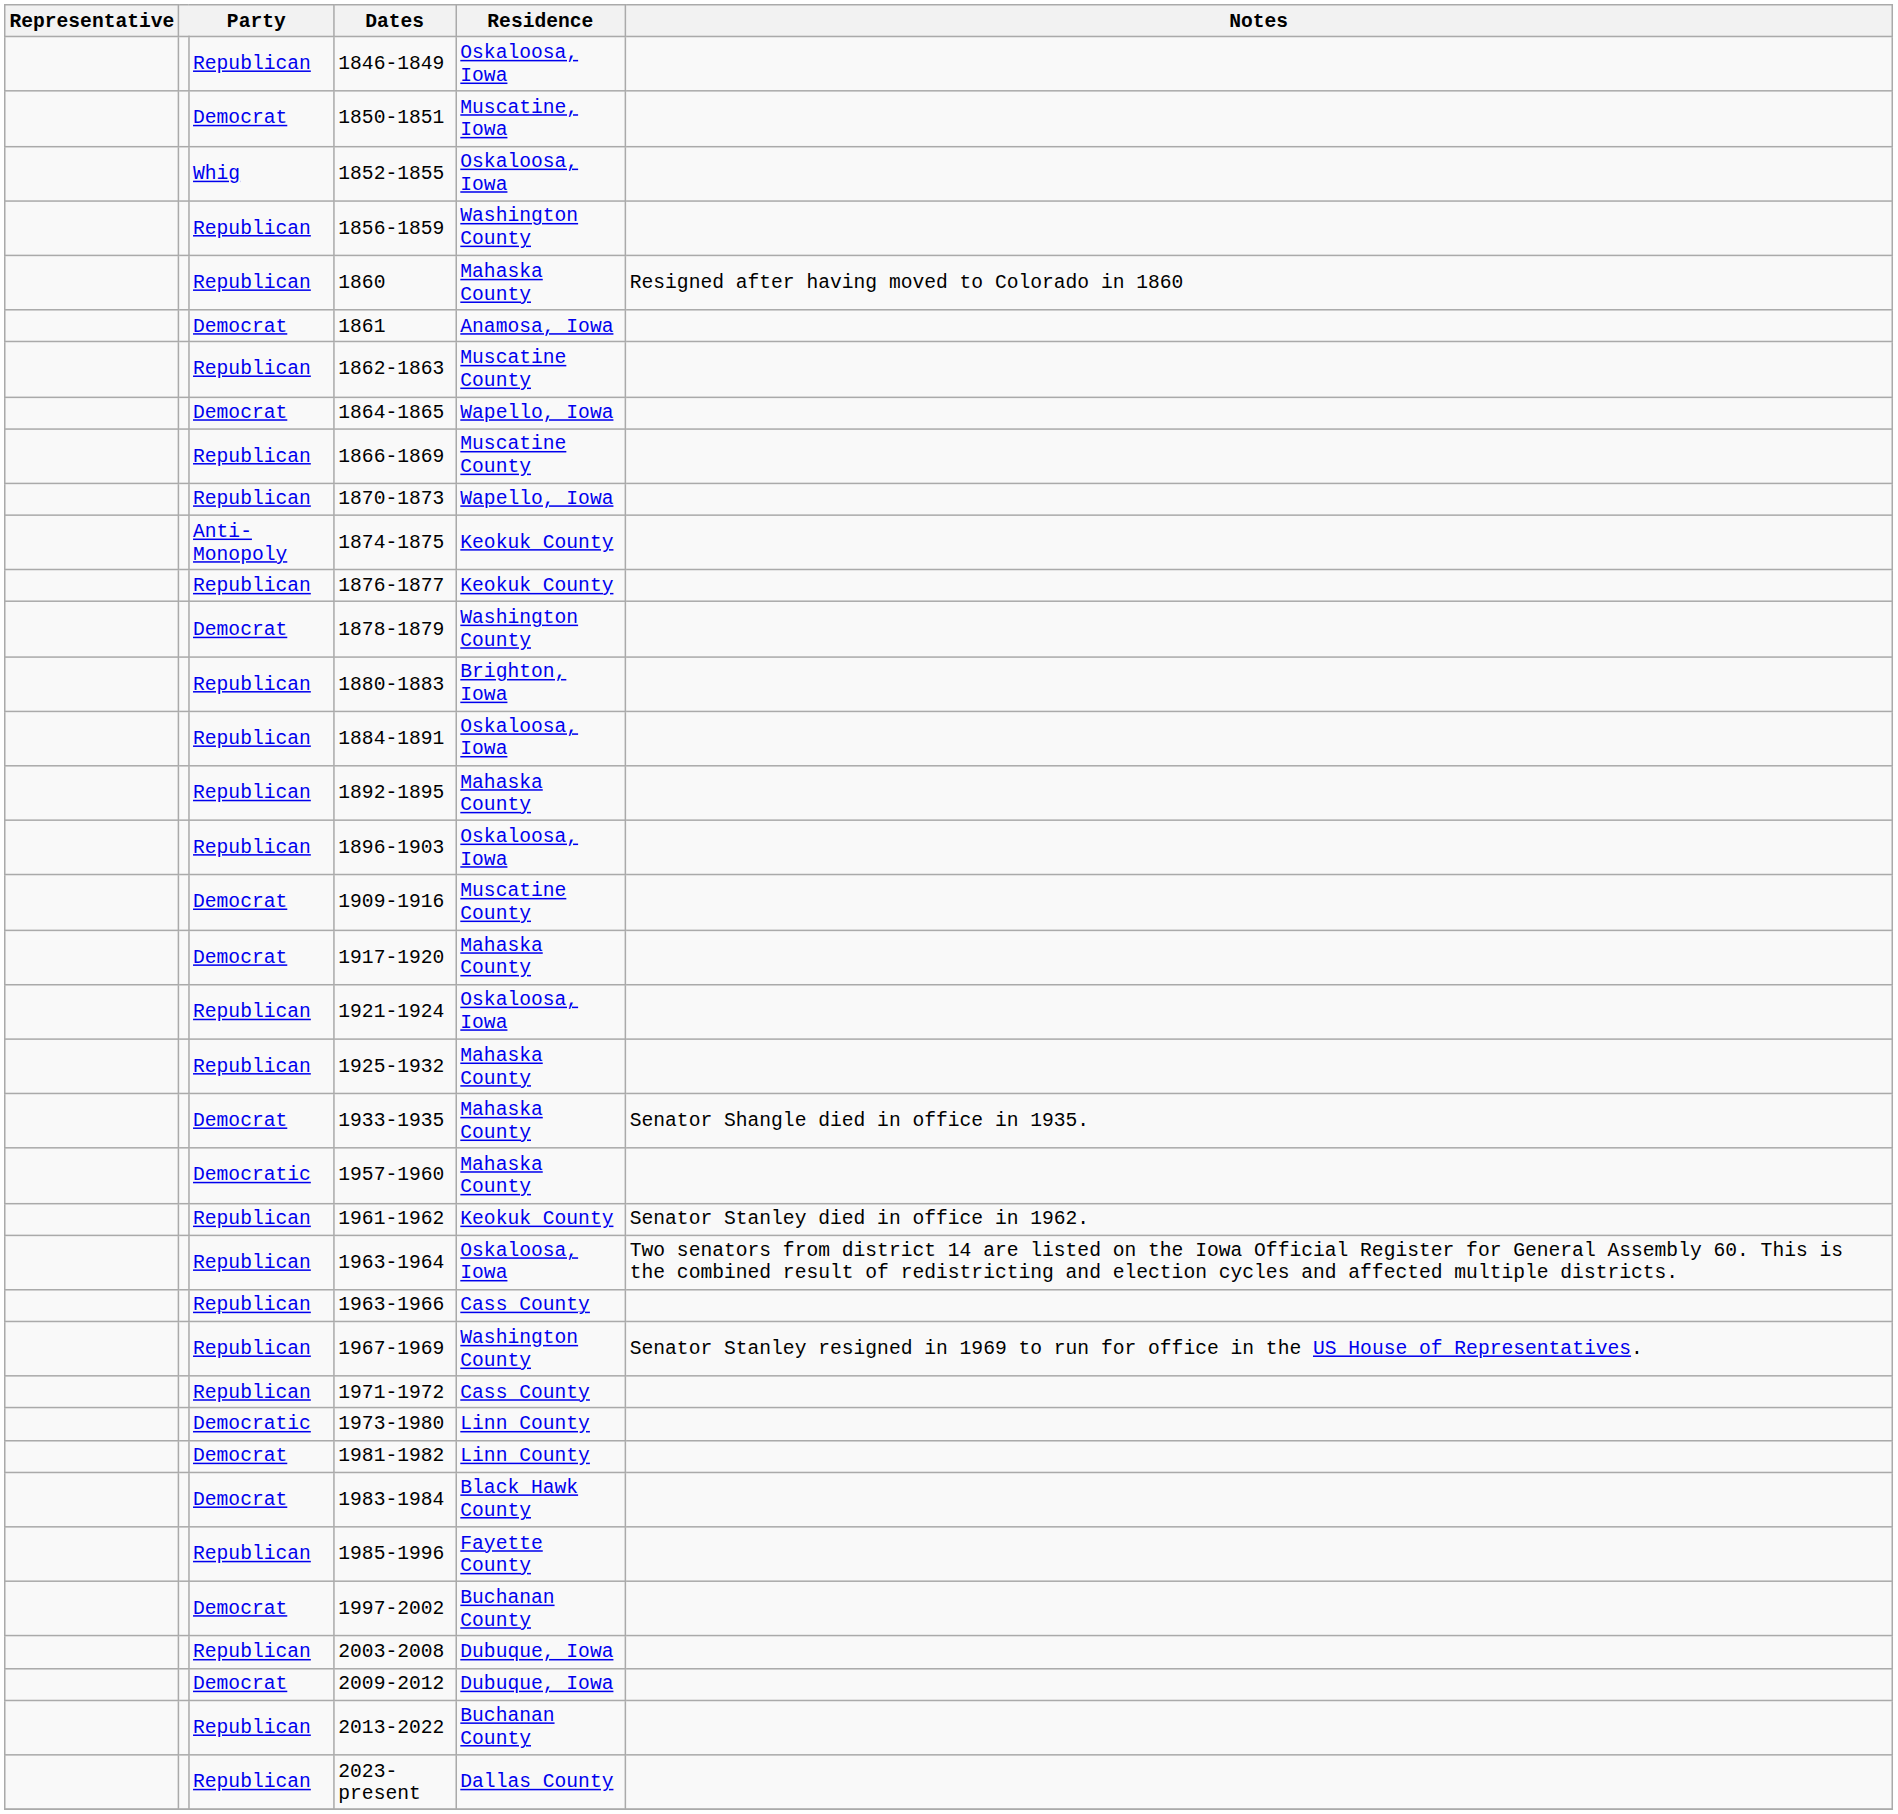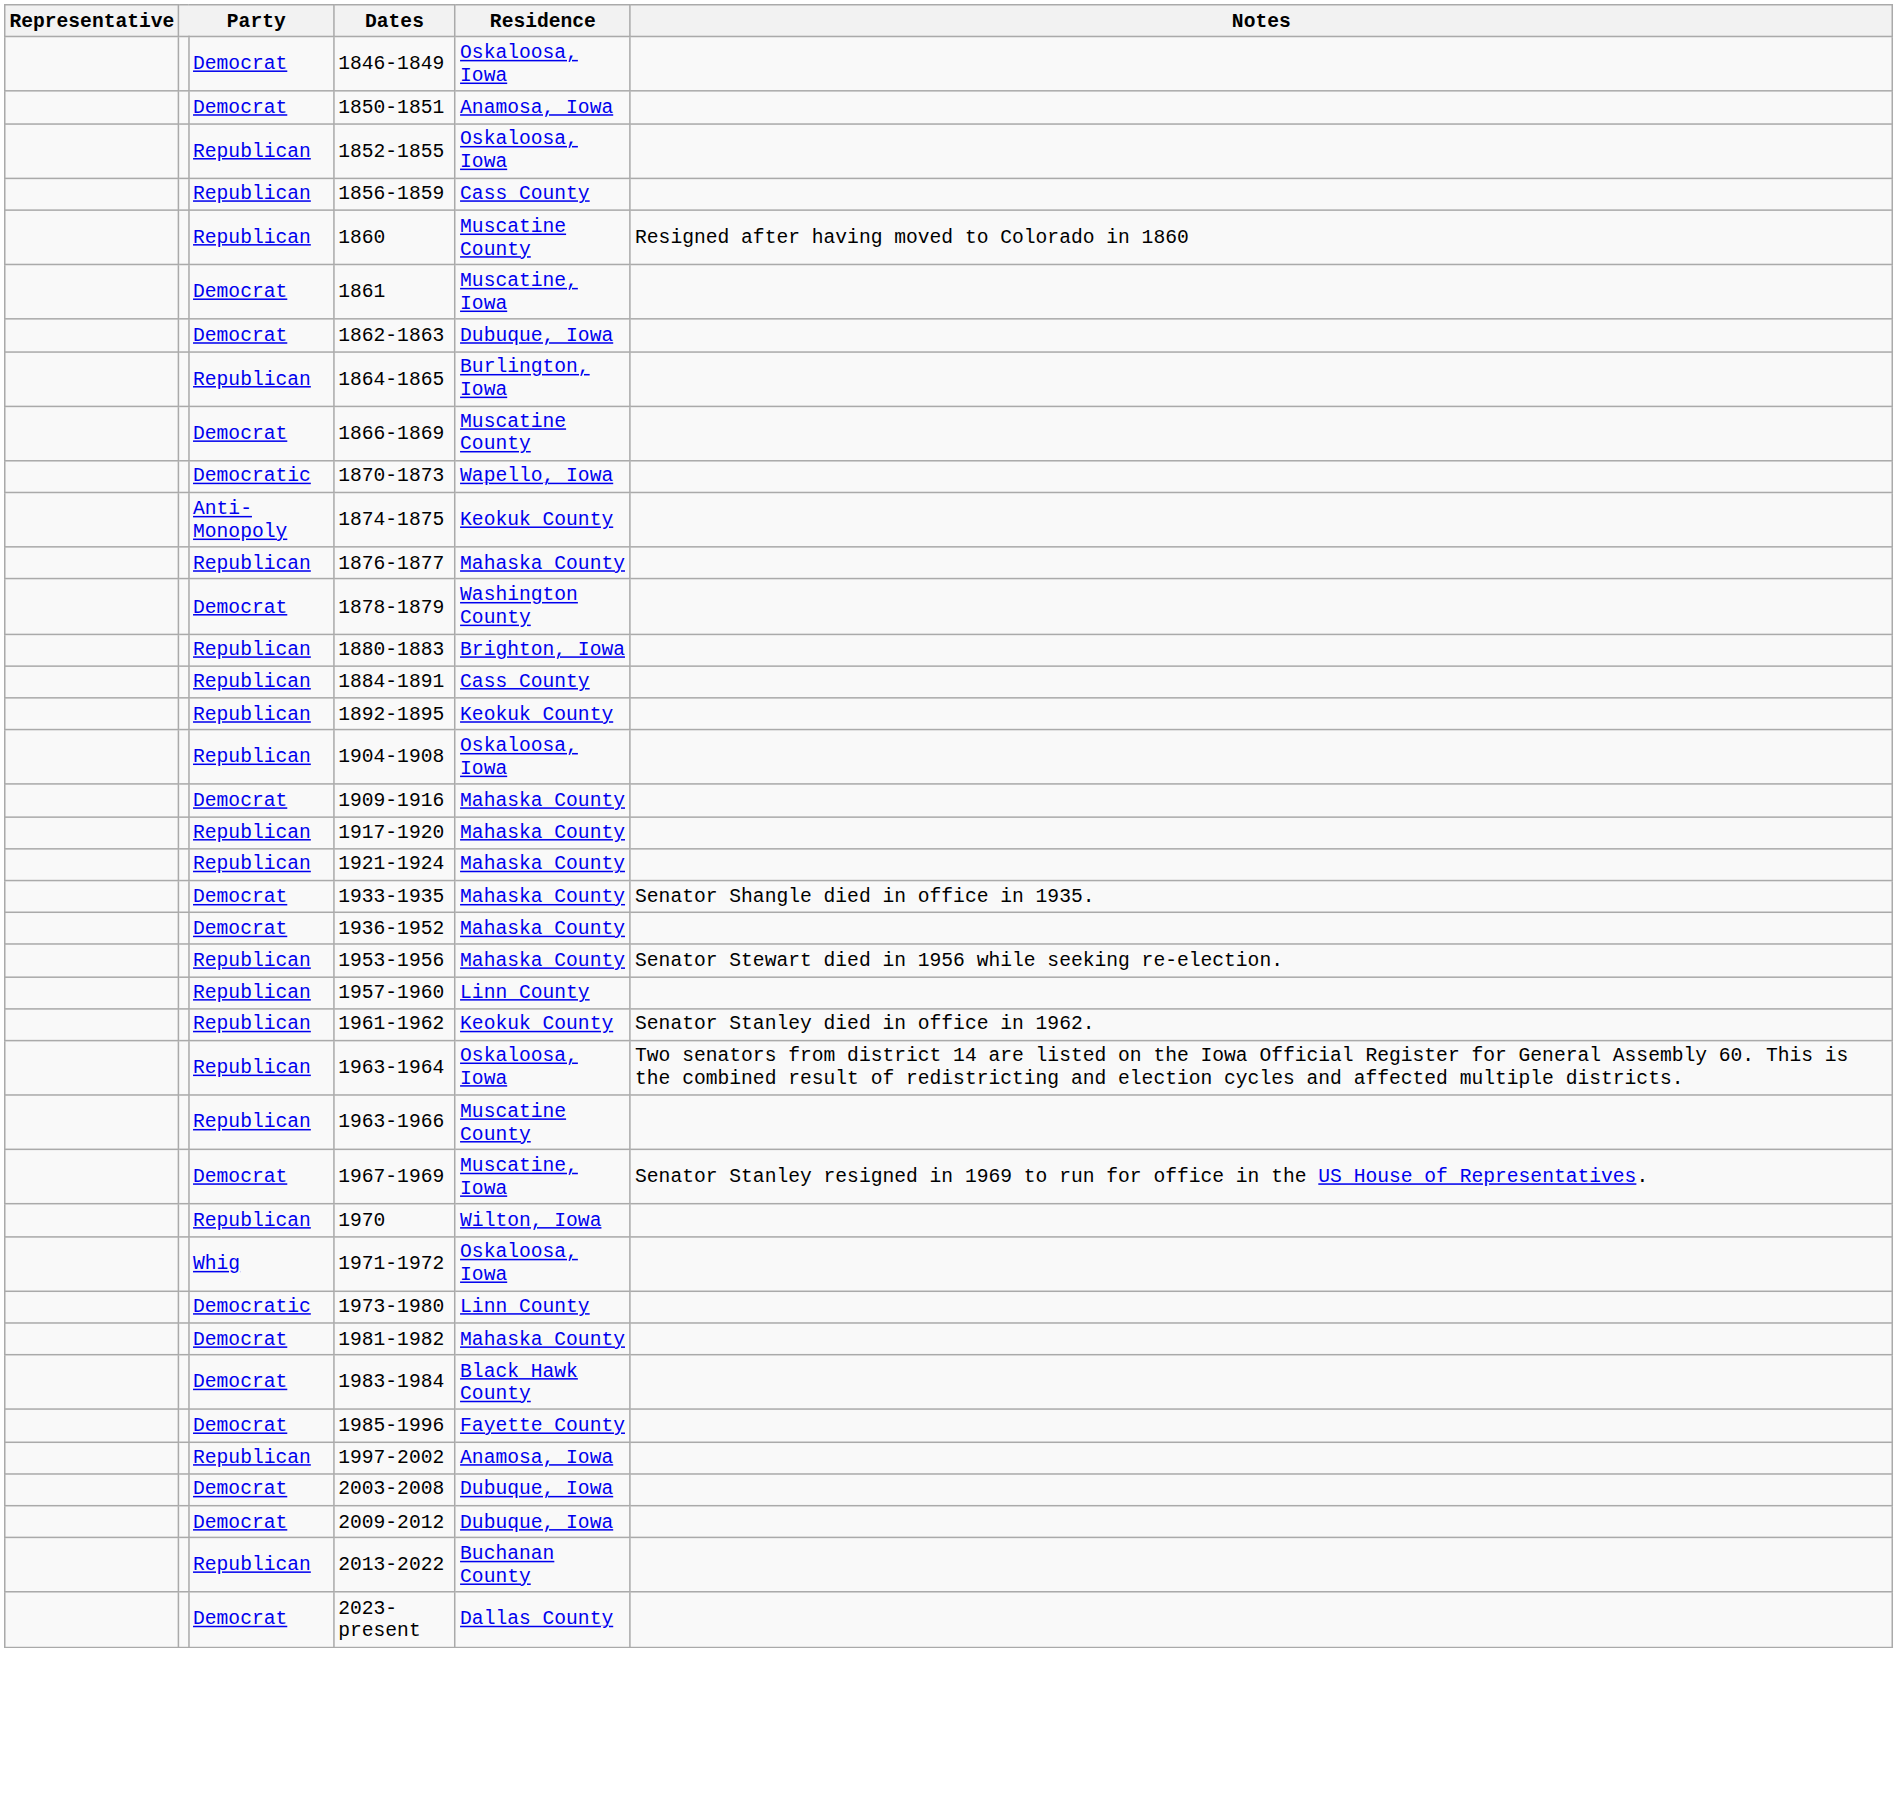(252, 64) Republican -> (240, 64) Democrat
(519, 119) Muscatine, Iowa -> (537, 107) Anamosa, Iowa
(217, 173) Whig -> (252, 151) Republican
(519, 228) Washington County -> (525, 194) Cass County
(502, 283) Mahaska County -> (513, 237) Muscatine County
(537, 326) Anamosa, Iowa -> (519, 292) Muscatine, Iowa
(252, 369) Republican -> (240, 335) Democrat
(513, 369) Muscatine County -> (537, 335) Dubuque, Iowa
(240, 413) Democrat -> (252, 379) Republican
(537, 413) Wapello, Iowa -> (525, 379) Burlington, Iowa
(252, 456) Republican -> (240, 433) Democrat
(252, 499) Republican -> (252, 477) Democratic
(537, 586) Keokuk County -> (543, 563) Mahaska County
(519, 738) Oskaloosa, Iowa -> (525, 682) Cass County
(502, 793) Mahaska County -> (537, 714) Keokuk County
- row: (391, 848)
+ row: (391, 757)
(513, 902) Muscatine County -> (543, 800) Mahaska County
(240, 957) Democrat -> (252, 832) Republican
(519, 1012) Oskaloosa, Iowa -> (543, 864) Mahaska County
- row: (391, 1066)
+ row: (391, 928)
+ row: (391, 960)
(252, 1176) Democratic -> (252, 992) Republican
(502, 1176) Mahaska County -> (525, 992) Linn County
(525, 1306) Cass County -> (513, 1122) Muscatine County
(252, 1349) Republican -> (240, 1177) Democrat
(519, 1349) Washington County -> (519, 1177) Muscatine, Iowa
+ row: (362, 1220)
(252, 1392) Republican -> (217, 1264) Whig
(525, 1392) Cass County -> (519, 1264) Oskaloosa, Iowa
(525, 1456) Linn County -> (543, 1339) Mahaska County
(252, 1554) Republican -> (240, 1426) Democrat
(240, 1609) Democrat -> (252, 1458) Republican
(507, 1609) Buchanan County -> (537, 1458) Anamosa, Iowa
(252, 1652) Republican -> (240, 1490) Democrat
(252, 1782) Republican -> (240, 1620) Democrat
